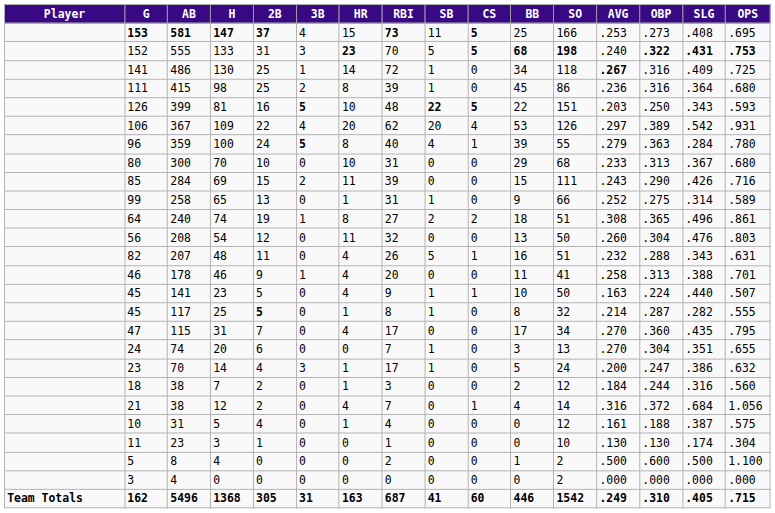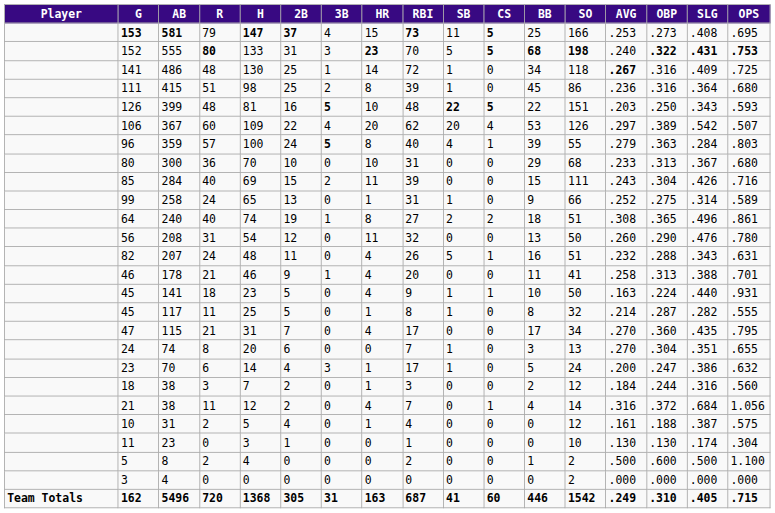+ column: (220, 14)
(742, 126) .931 -> (744, 126) .507
(742, 144) .780 -> (744, 144) .803
(656, 182) .290 -> (663, 182) .304
(656, 238) .304 -> (663, 238) .290
(742, 238) .803 -> (744, 238) .780
(742, 293) .507 -> (744, 293) .931
(260, 312) bold -> (287, 312) normal
